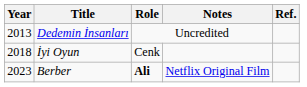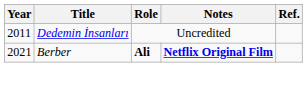(19, 33) 2013 -> (19, 33) 2011
- row: (58, 52)
(19, 71) 2023 -> (19, 52) 2021
(218, 71) normal -> (218, 52) bold
